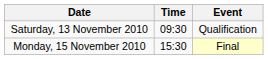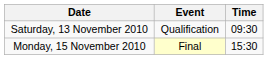columns swapped: (173, 12) <-> (228, 12)
